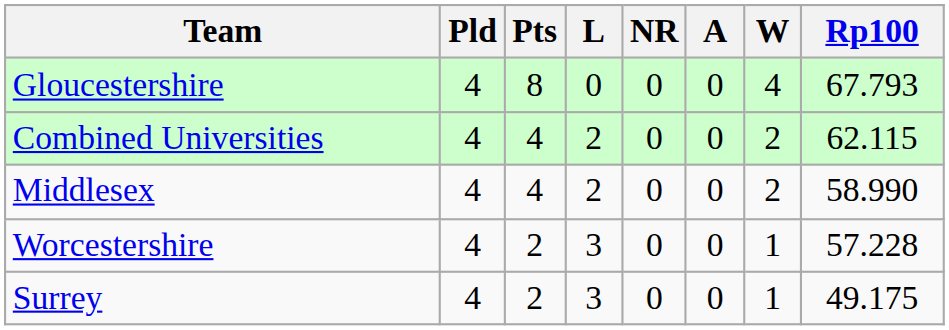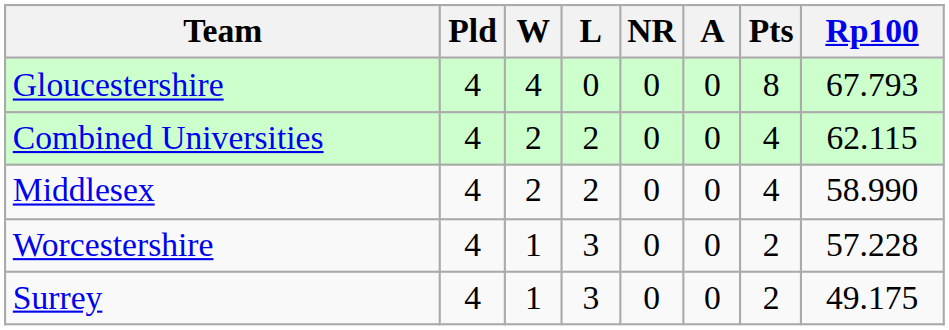columns swapped: (773, 31) <-> (535, 31)
